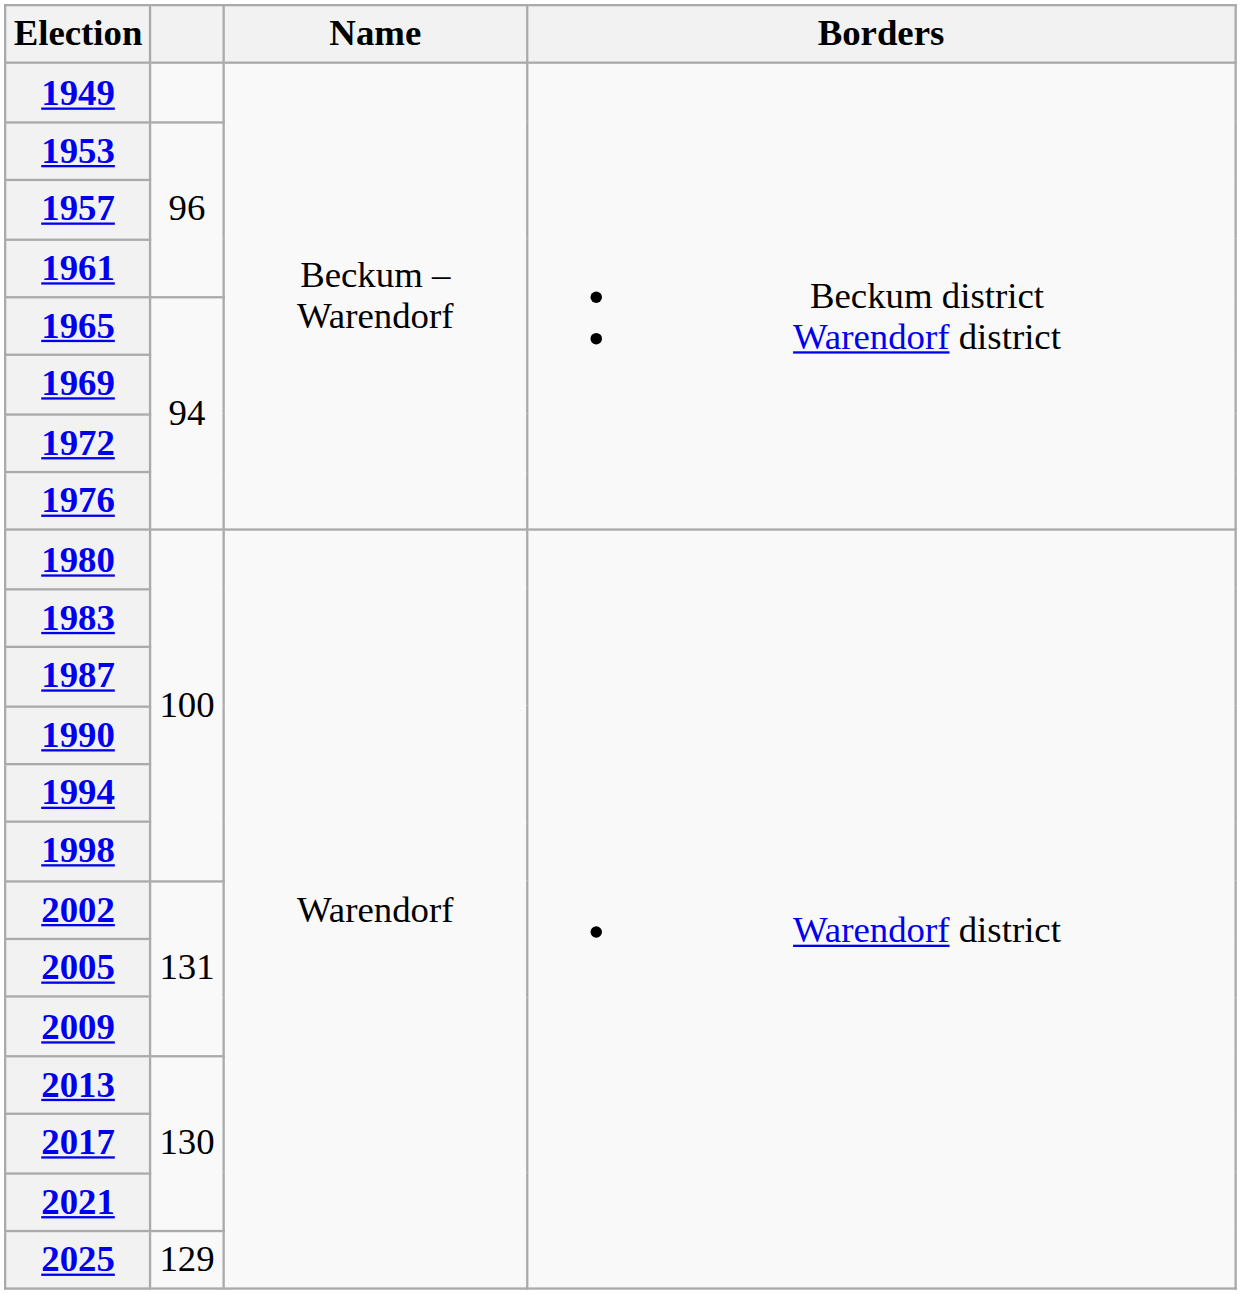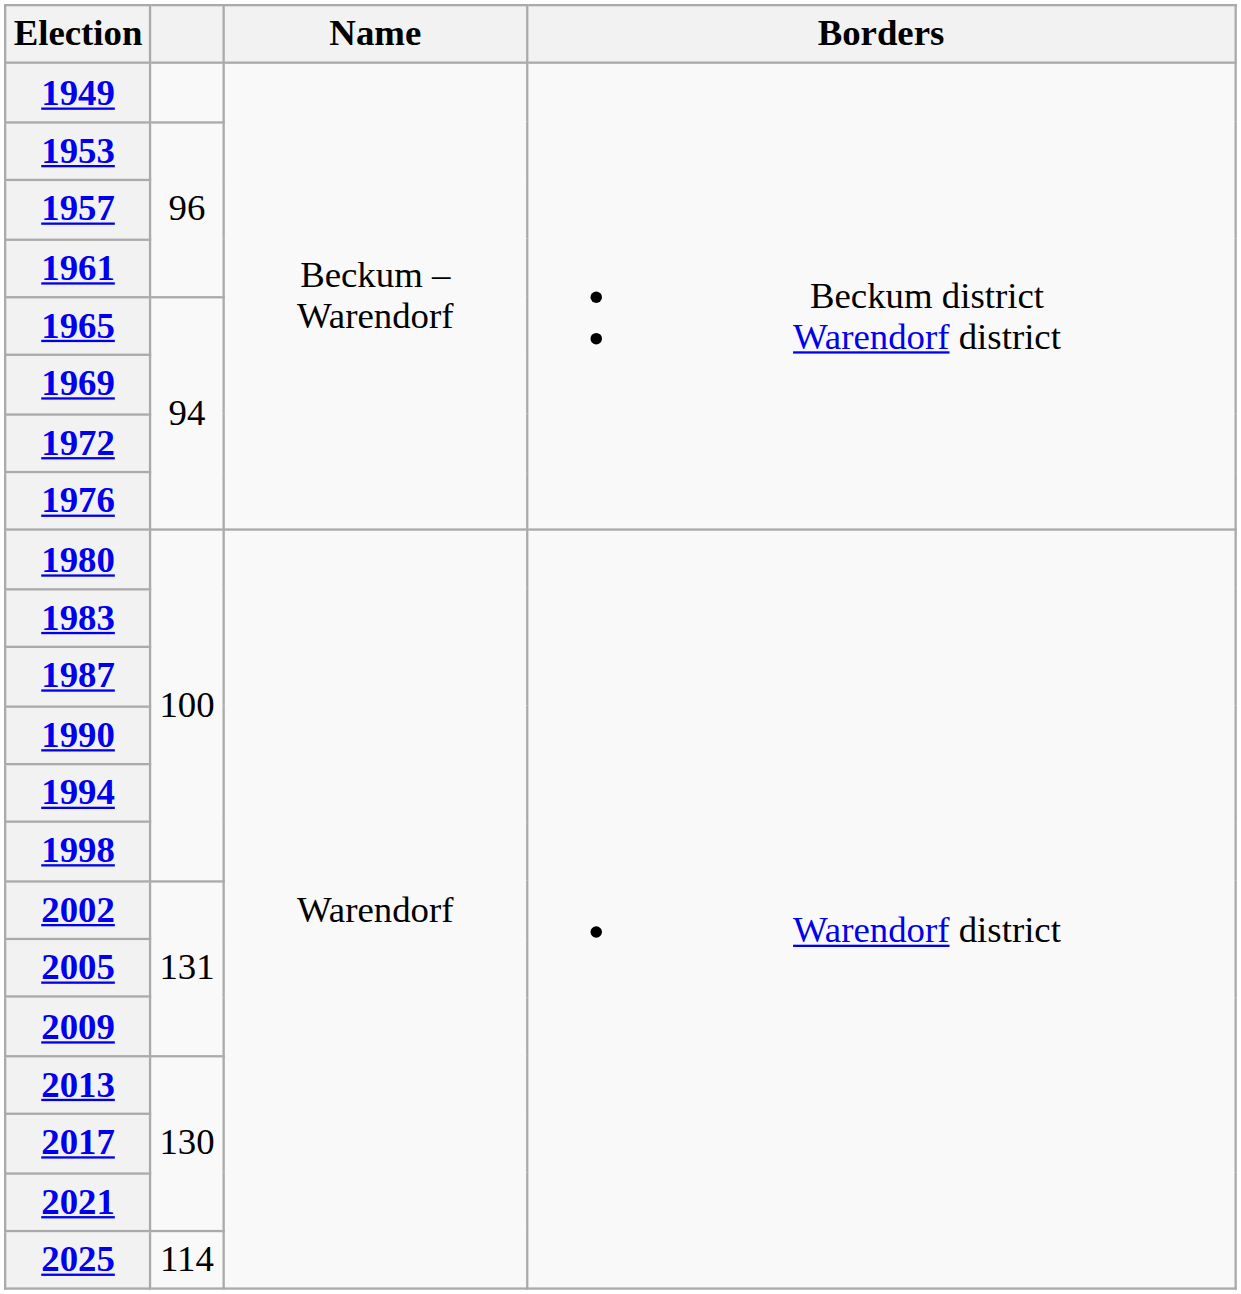(187, 1259) 129 -> (187, 1259) 114
